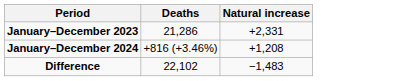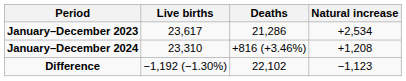+ column: (185, 13)
(266, 31) +2,331 -> (355, 31) +2,534
(266, 66) −1,483 -> (355, 66) −1,123
